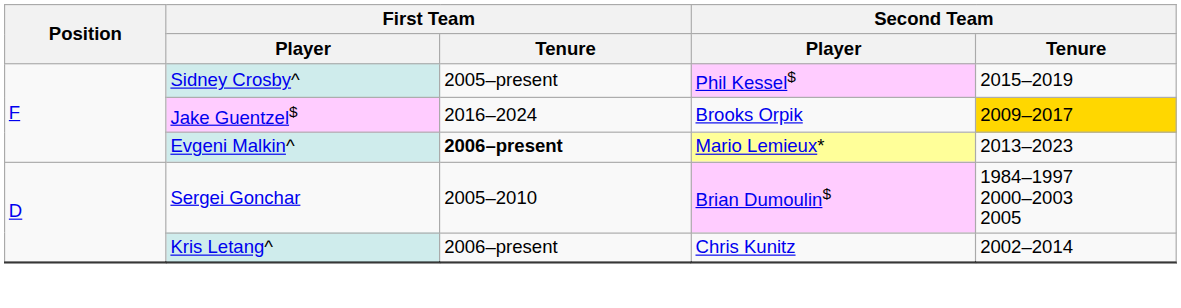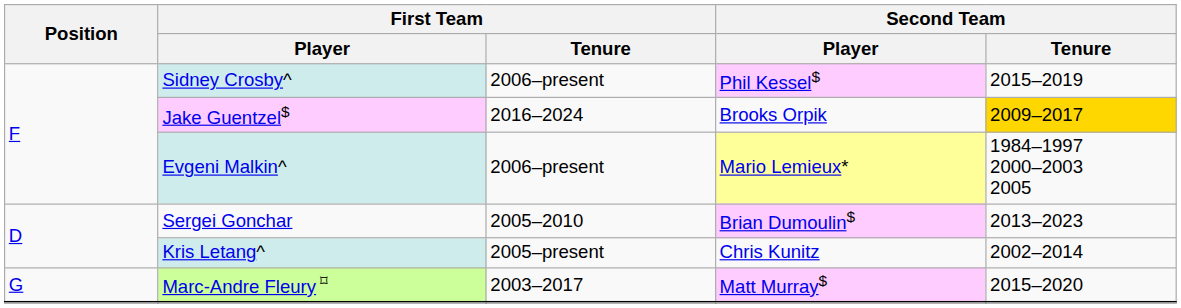(501, 80) 2005–present -> (547, 80) 2006–present
(503, 146) bold -> (547, 167) normal
(1027, 146) 2013–2023 -> (1037, 167) 1984–1997 2000–2003 2005
(1027, 197) 1984–1997 2000–2003 2005 -> (1037, 220) 2013–2023
(501, 247) 2006–present -> (547, 252) 2005–present
+ row: (245, 284)
